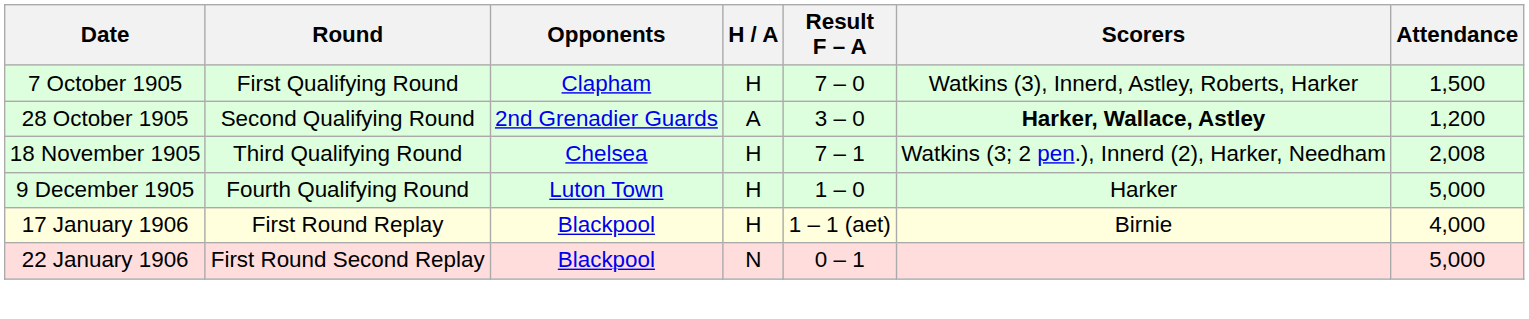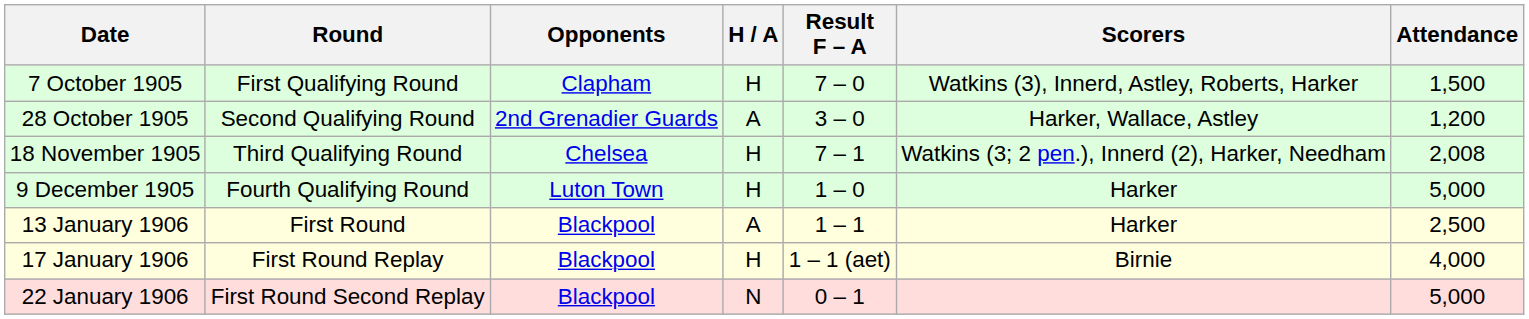(1143, 118) bold -> (1143, 118) normal
+ row: (105, 225)
